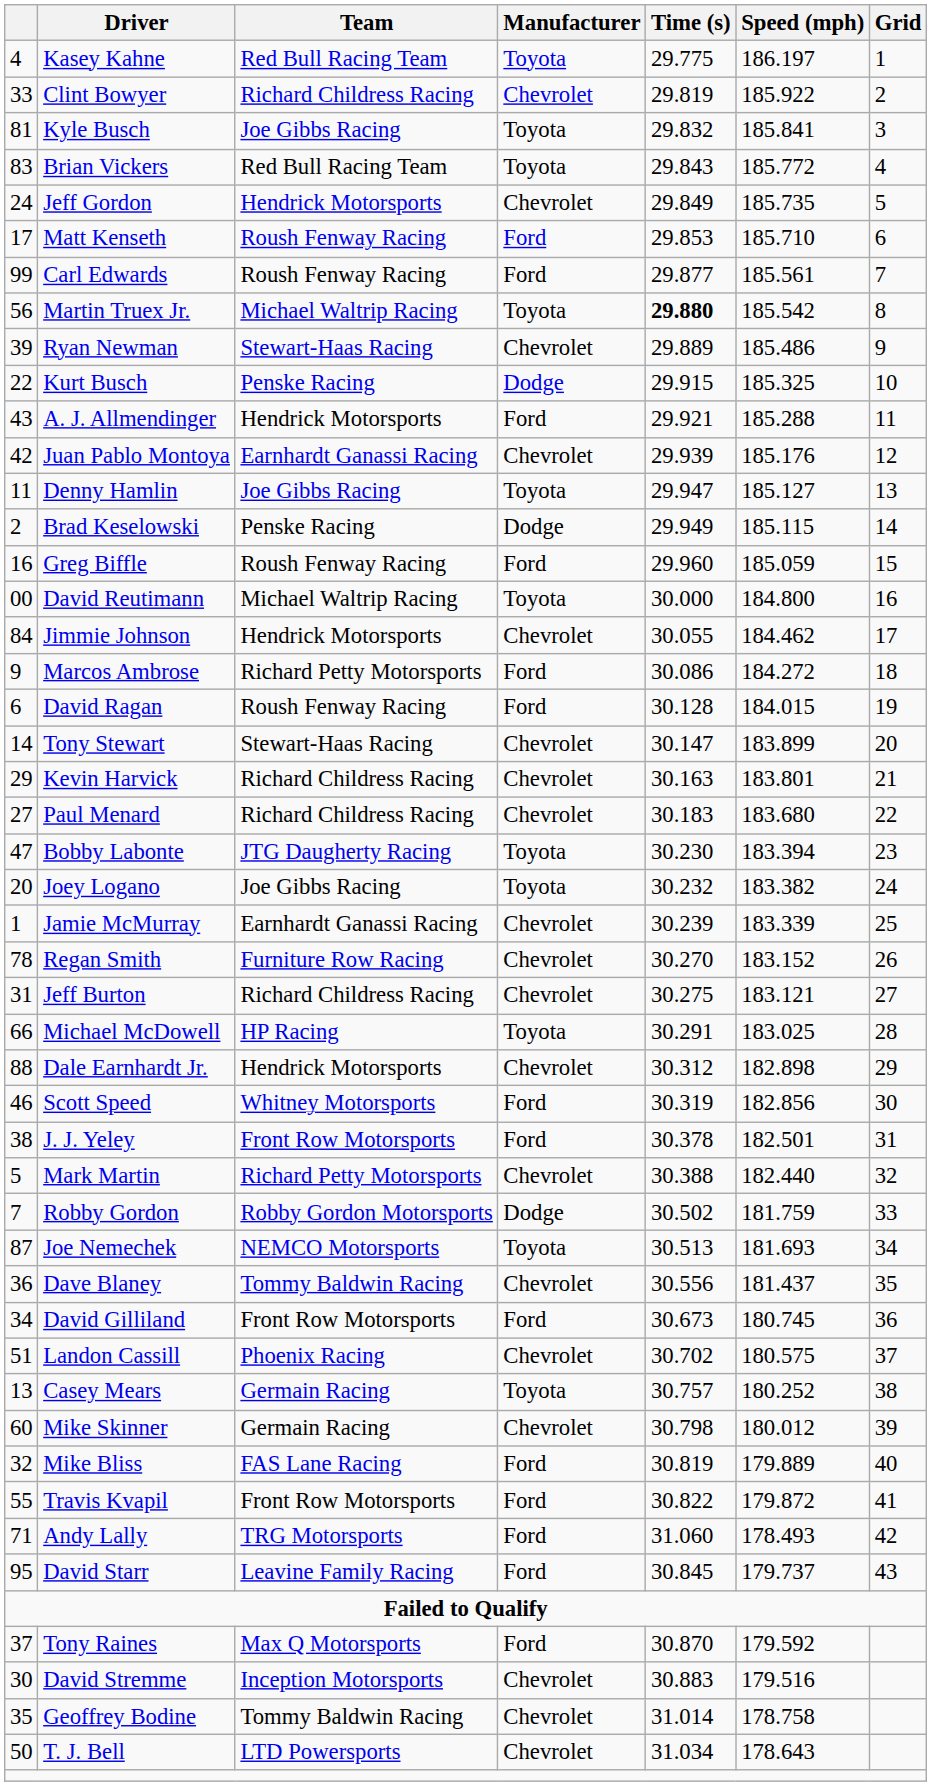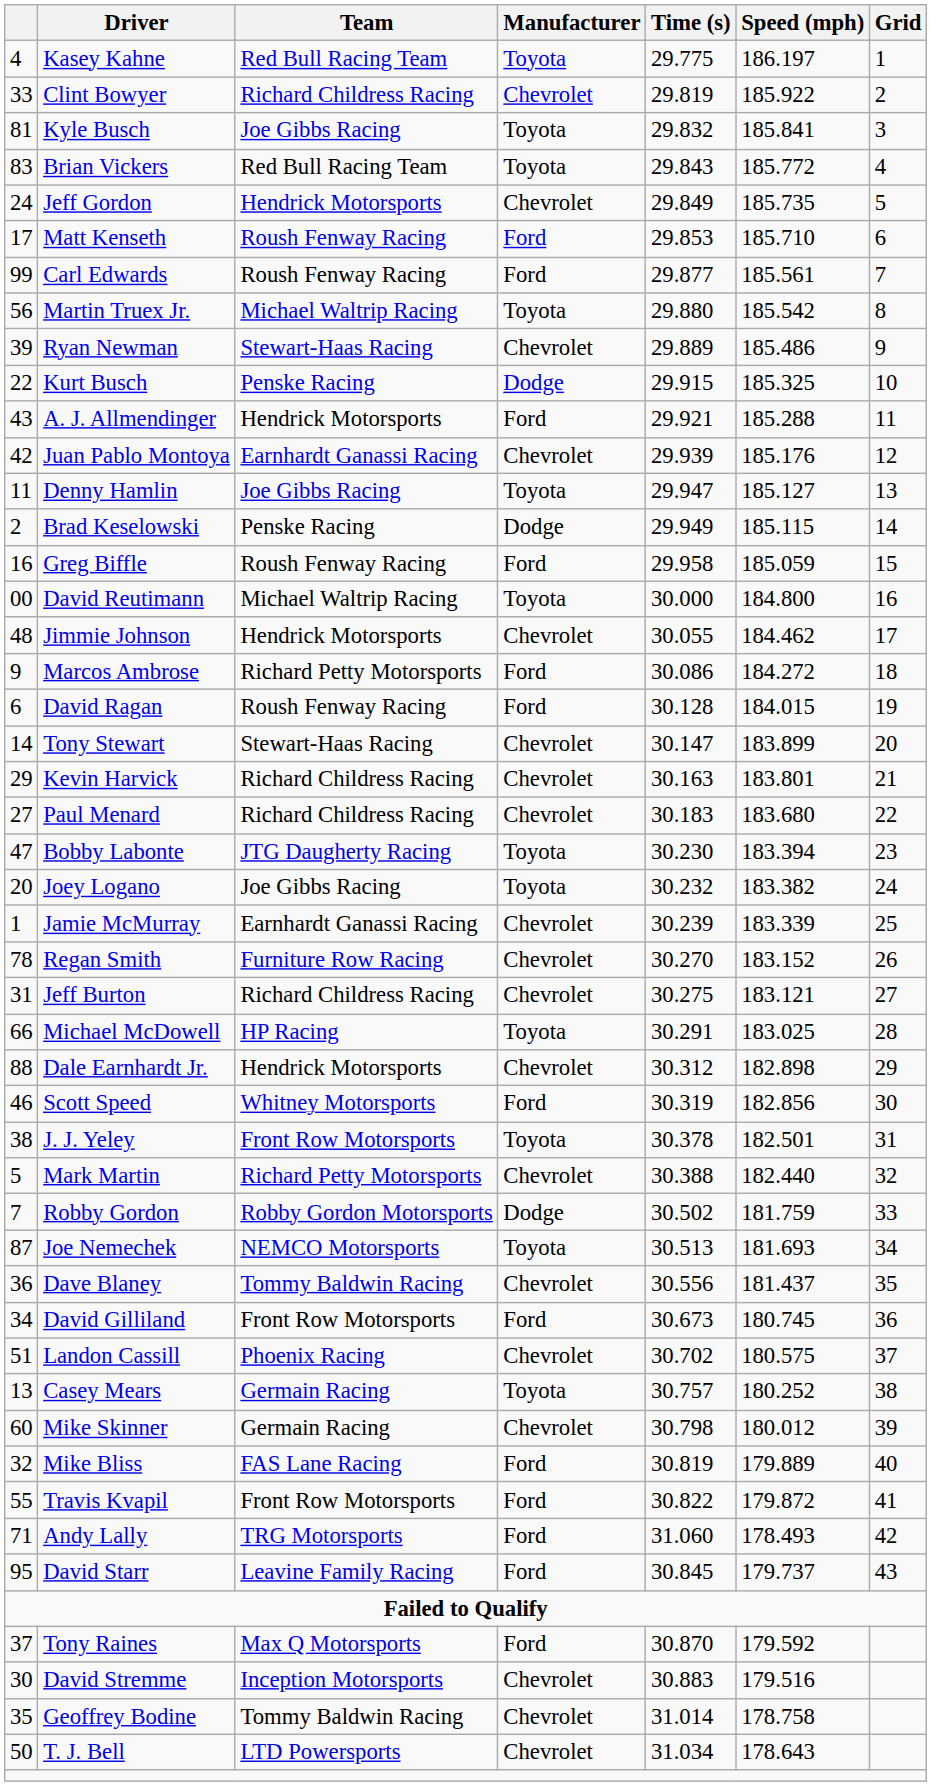(682, 310) bold -> (682, 310) normal
(682, 563) 29.960 -> (682, 563) 29.958
(21, 635) 84 -> (21, 635) 48
(525, 1139) Ford -> (535, 1139) Toyota
